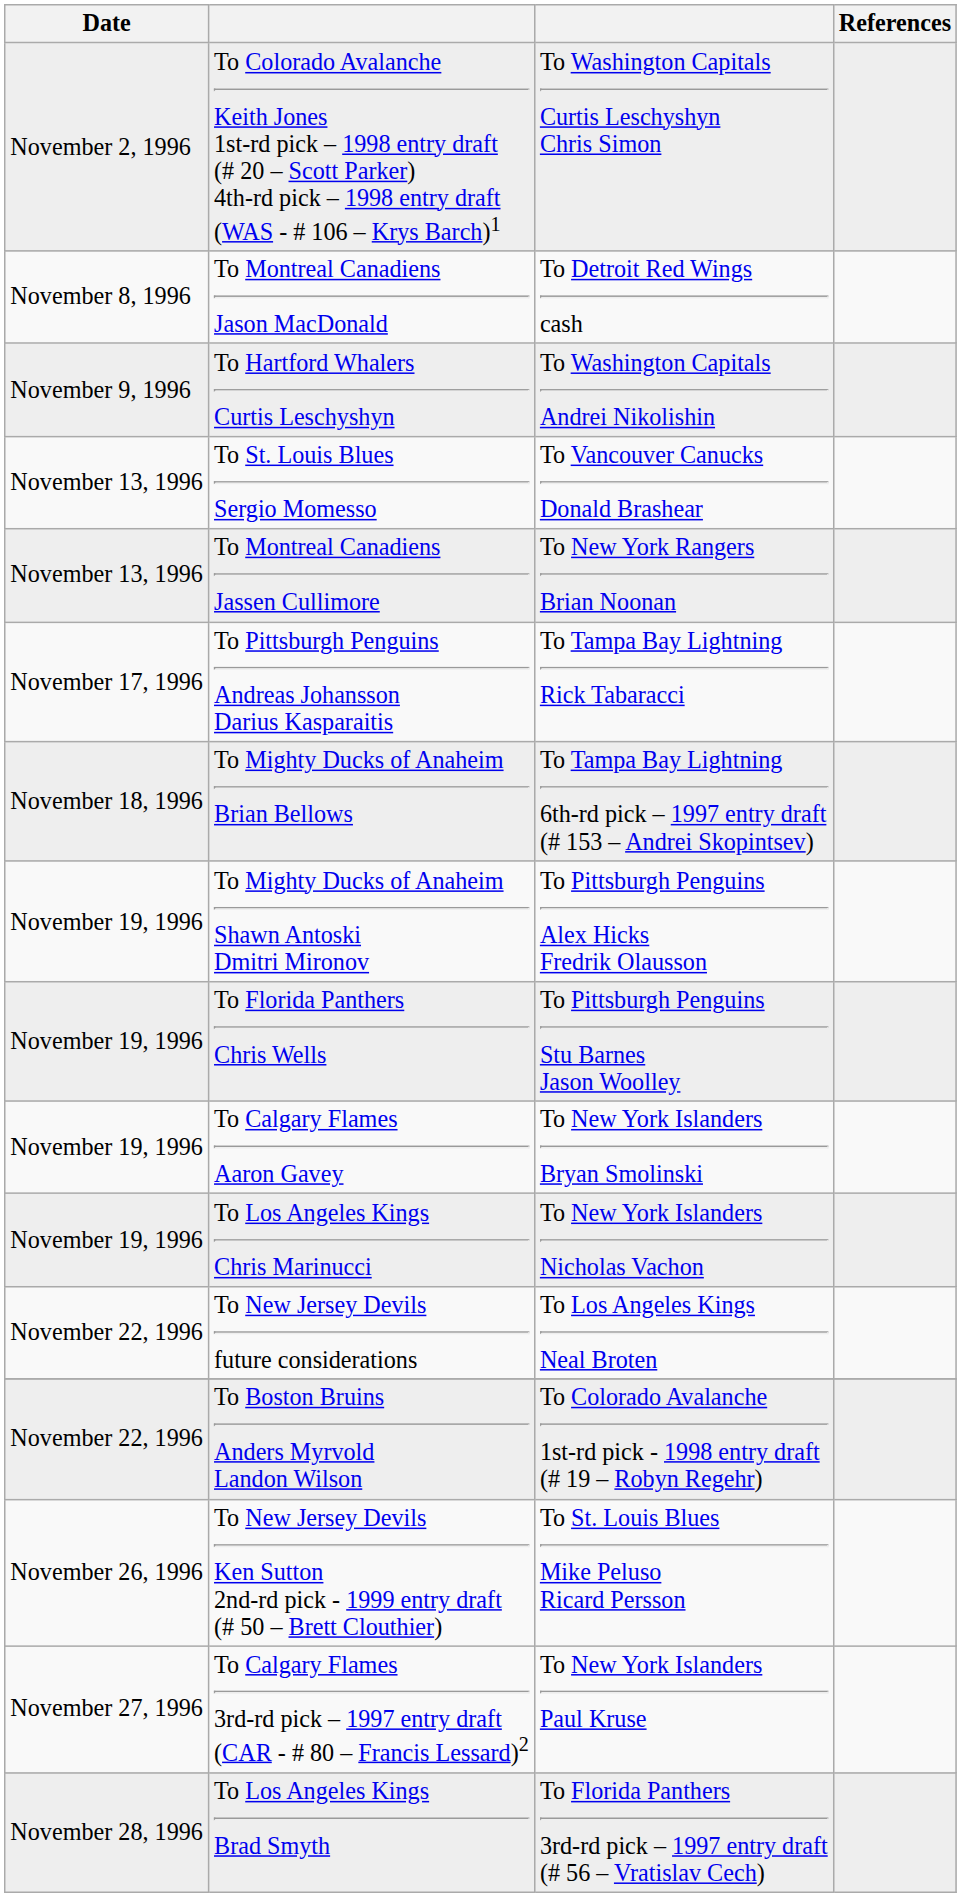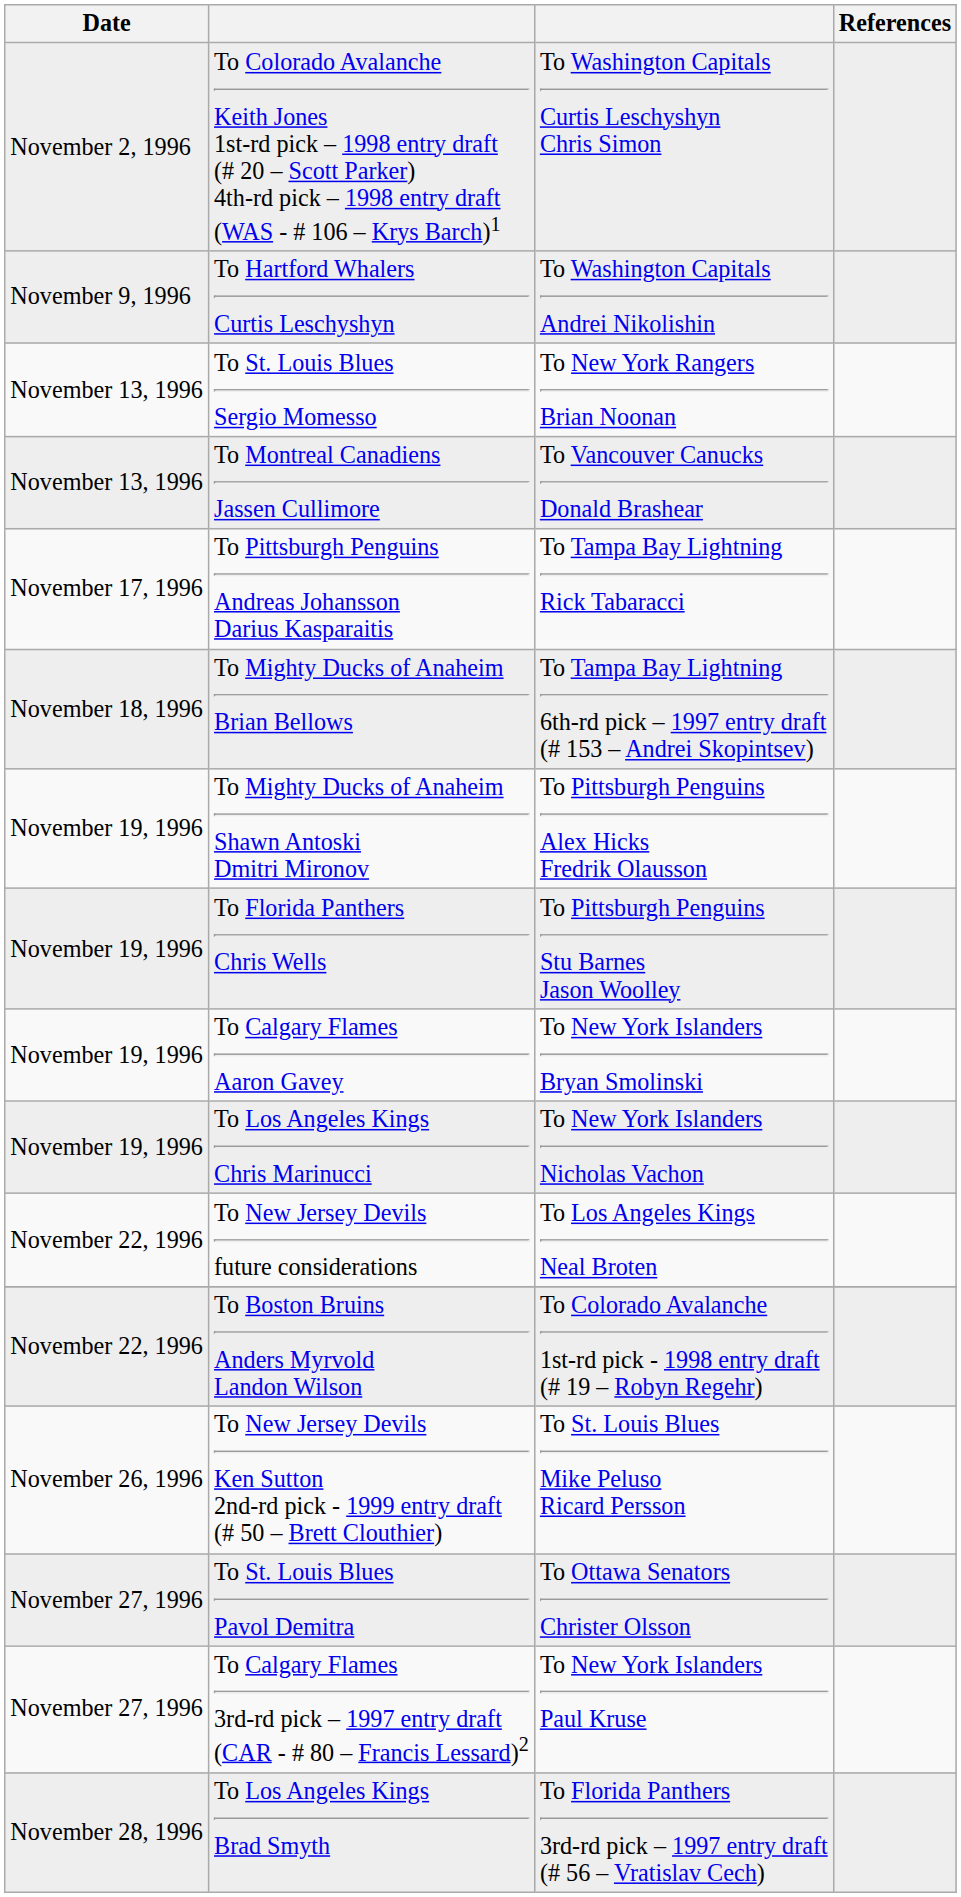- row: (371, 297)
(684, 482) To Vancouver Canucks Donald Brashear -> (684, 389) To New York Rangers Brian Noonan
(684, 575) To New York Rangers Brian Noonan -> (684, 482) To Vancouver Canucks Donald Brashear
+ row: (371, 1599)
